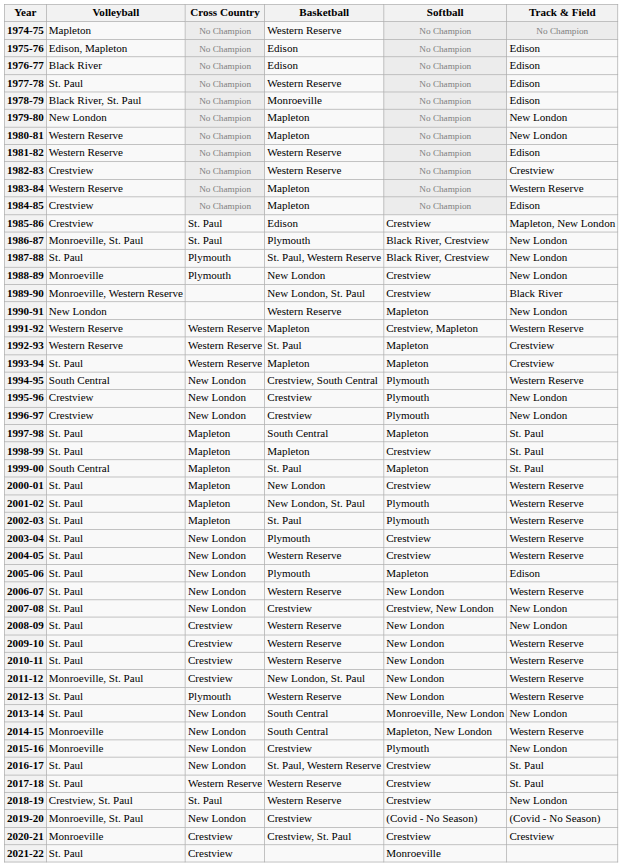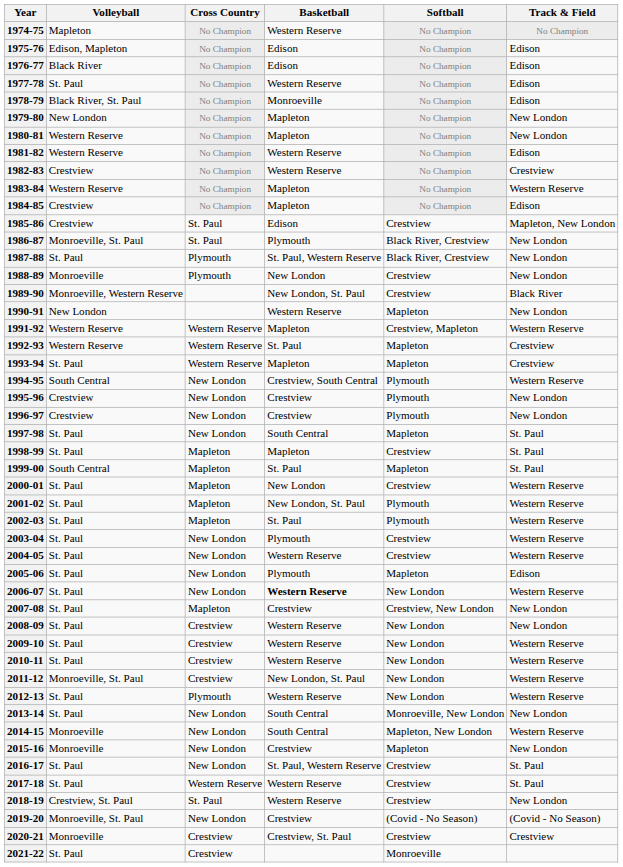(209, 433) Mapleton -> (217, 433) New London
(304, 591) normal -> (307, 591) bold
(217, 608) New London -> (209, 608) Mapleton
(408, 748) Plymouth -> (407, 748) Mapleton
